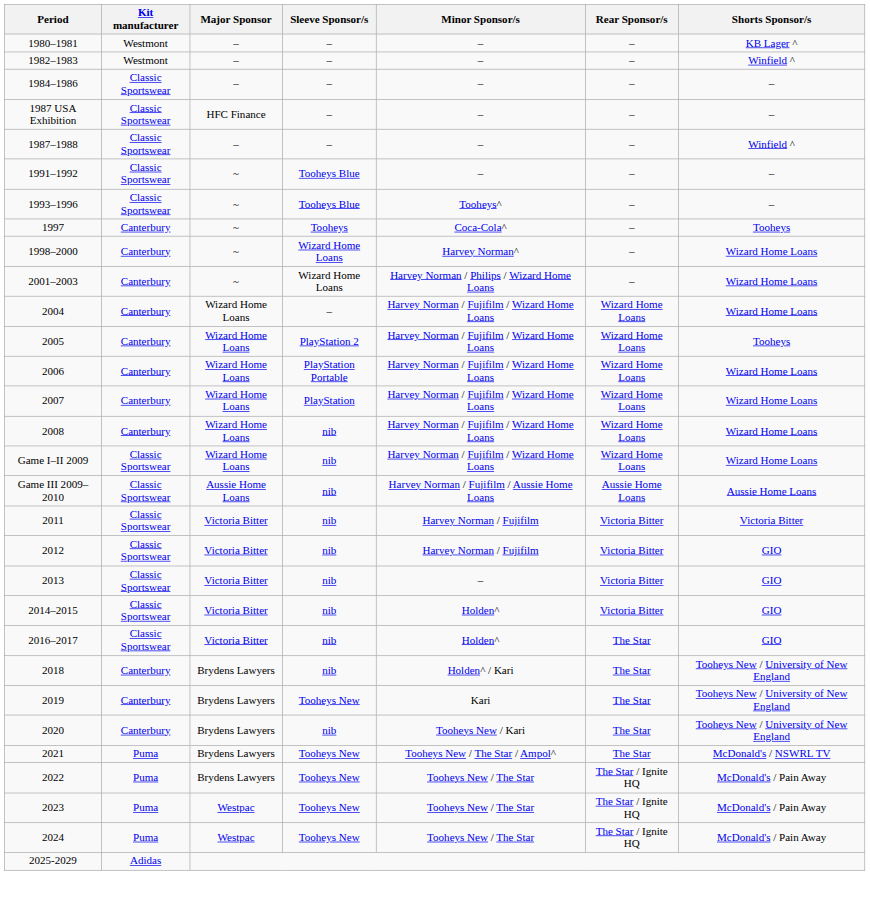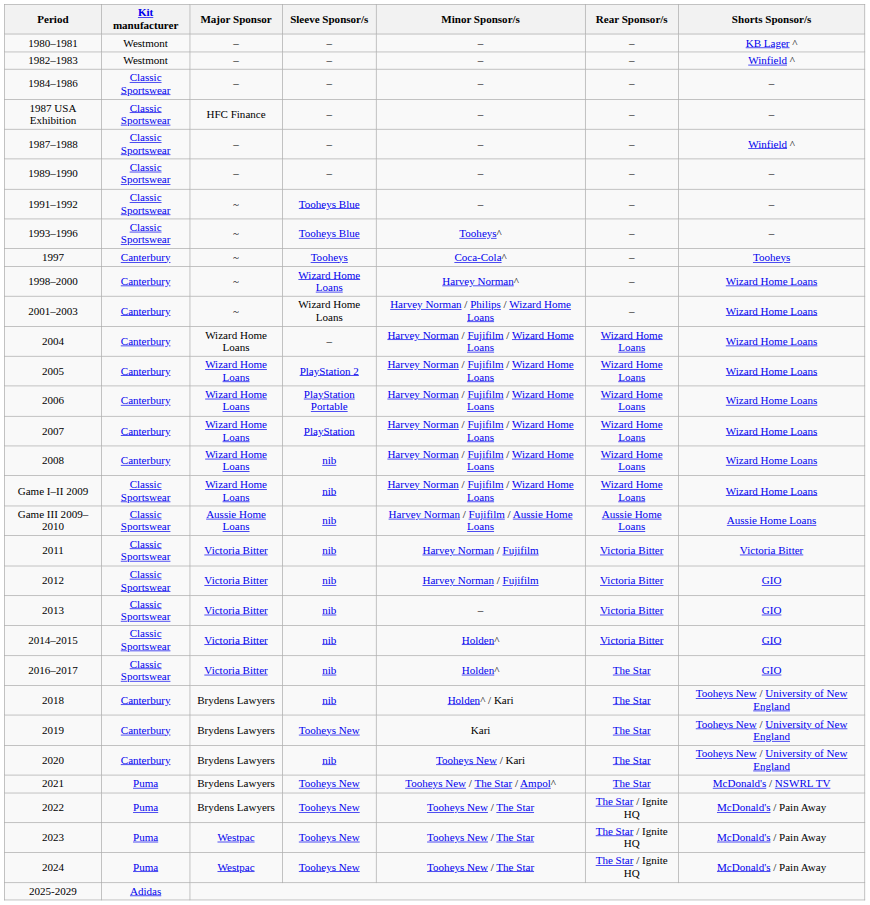+ row: (53, 174)
(772, 341) Tooheys -> (772, 371) Wizard Home Loans
